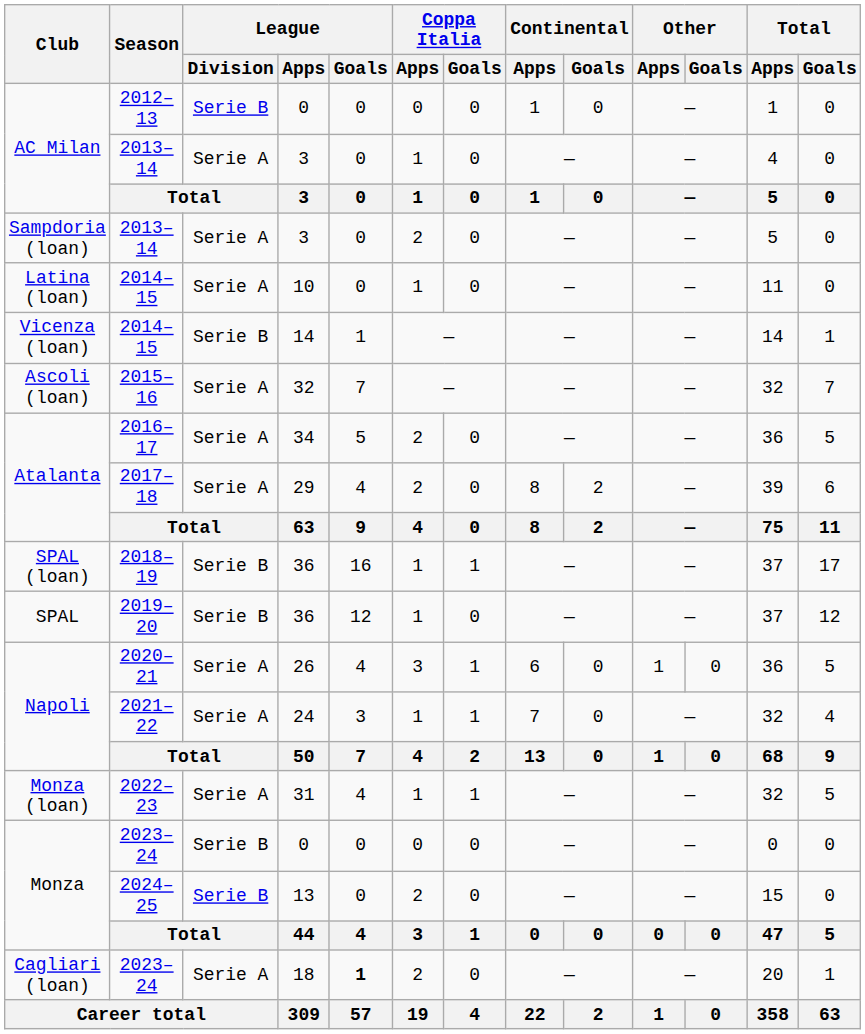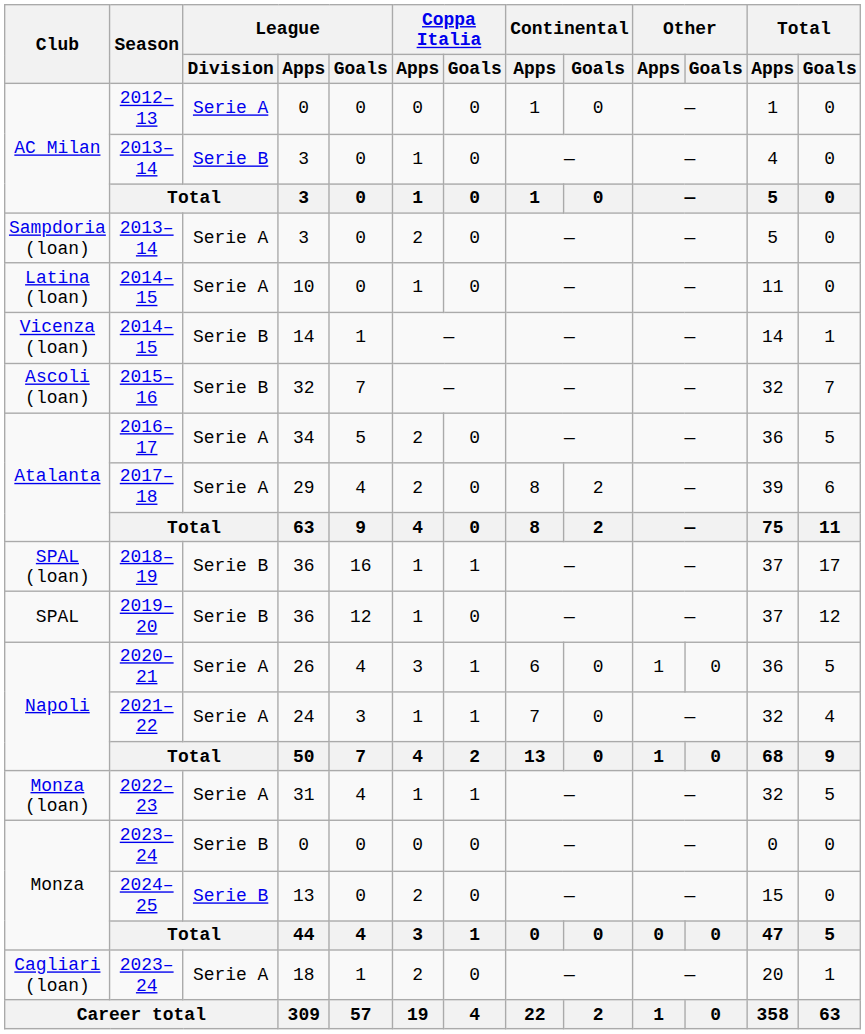(231, 109) Serie B -> (231, 109) Serie A
(231, 159) Serie A -> (231, 159) Serie B
(231, 388) Serie A -> (231, 388) Serie B
(361, 975) bold -> (361, 975) normal
